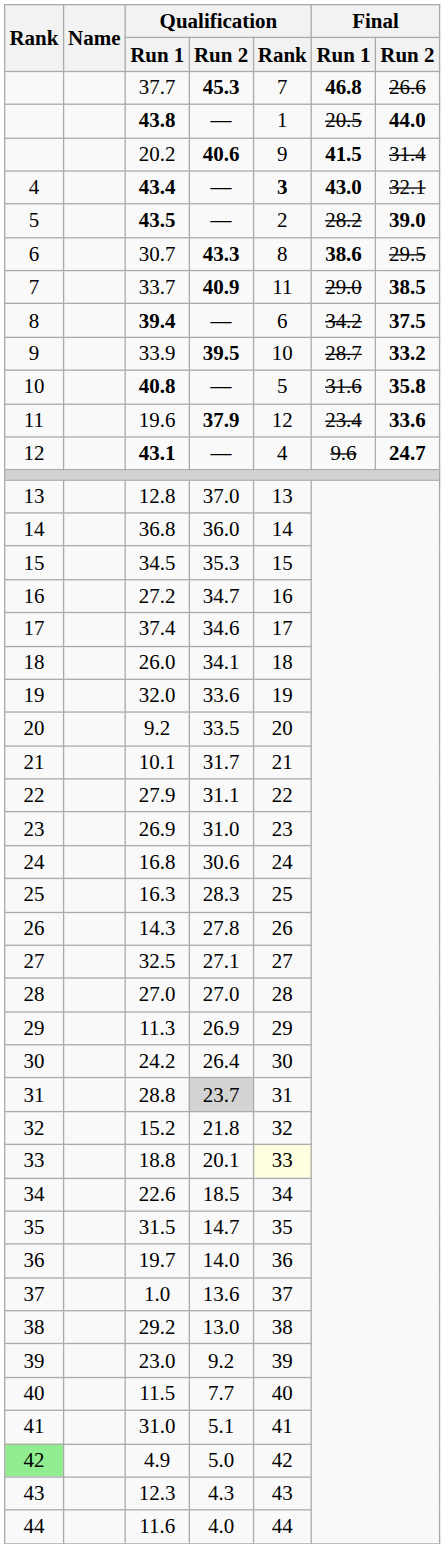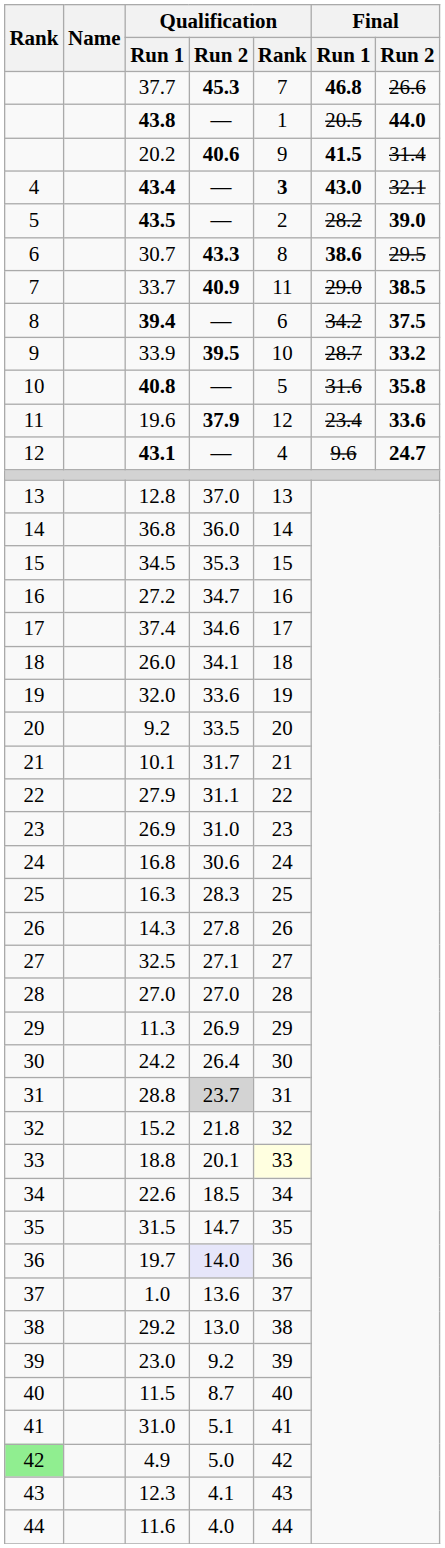(221, 1260) no background -> (221, 1260) lavender background
(221, 1393) 7.7 -> (221, 1393) 8.7
(221, 1493) 4.3 -> (221, 1493) 4.1
